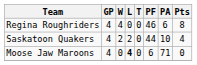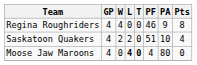(165, 25) 6 -> (165, 25) 9
(151, 39) 44 -> (151, 39) 51
(139, 53) normal -> (139, 53) bold
(151, 53) 6 -> (151, 53) 4
(165, 53) 71 -> (165, 53) 80
